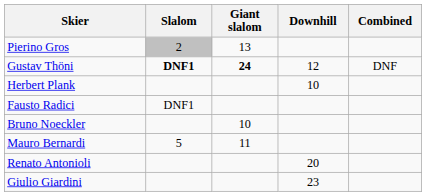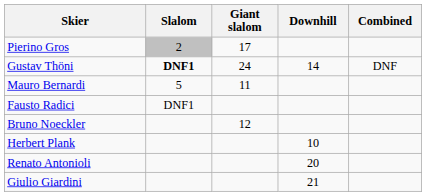(245, 47) 13 -> (245, 47) 17
(245, 66) bold -> (245, 66) normal
(313, 66) 12 -> (313, 66) 14
rows swapped: (46, 143) <-> (41, 85)
(245, 124) 10 -> (245, 124) 12
(313, 182) 23 -> (313, 182) 21
